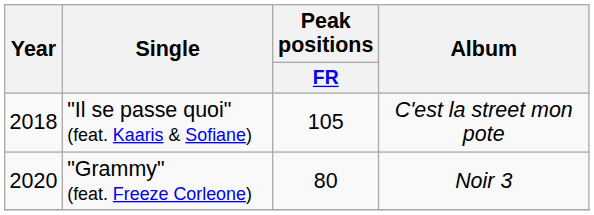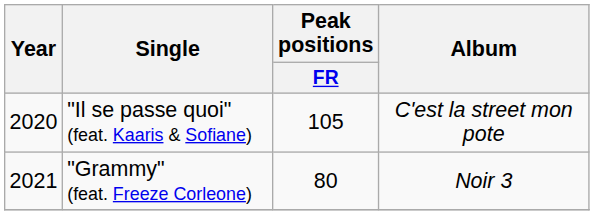(33, 122) 2018 -> (33, 122) 2020
(33, 180) 2020 -> (33, 180) 2021
